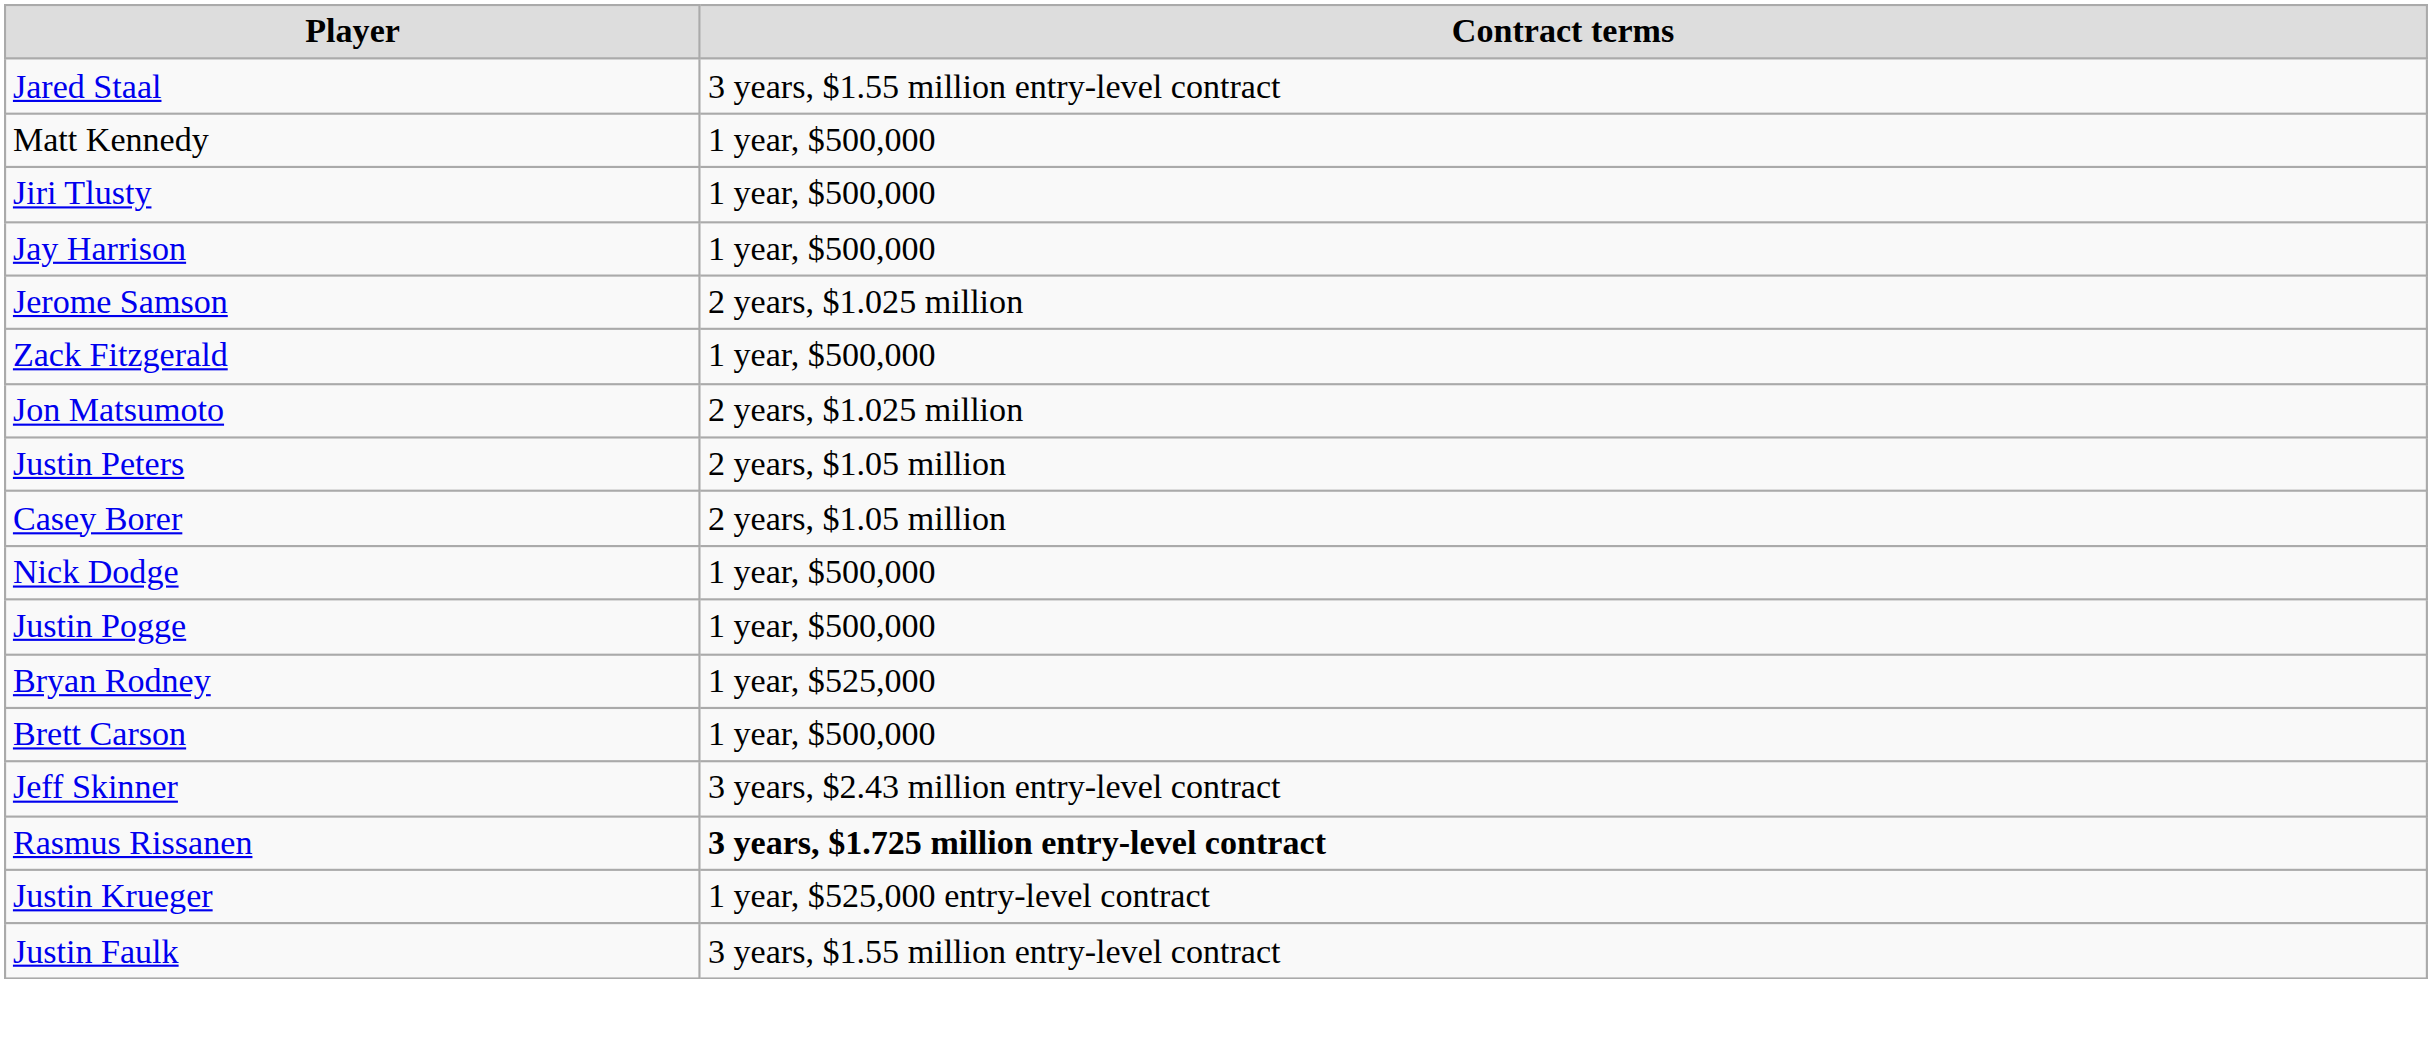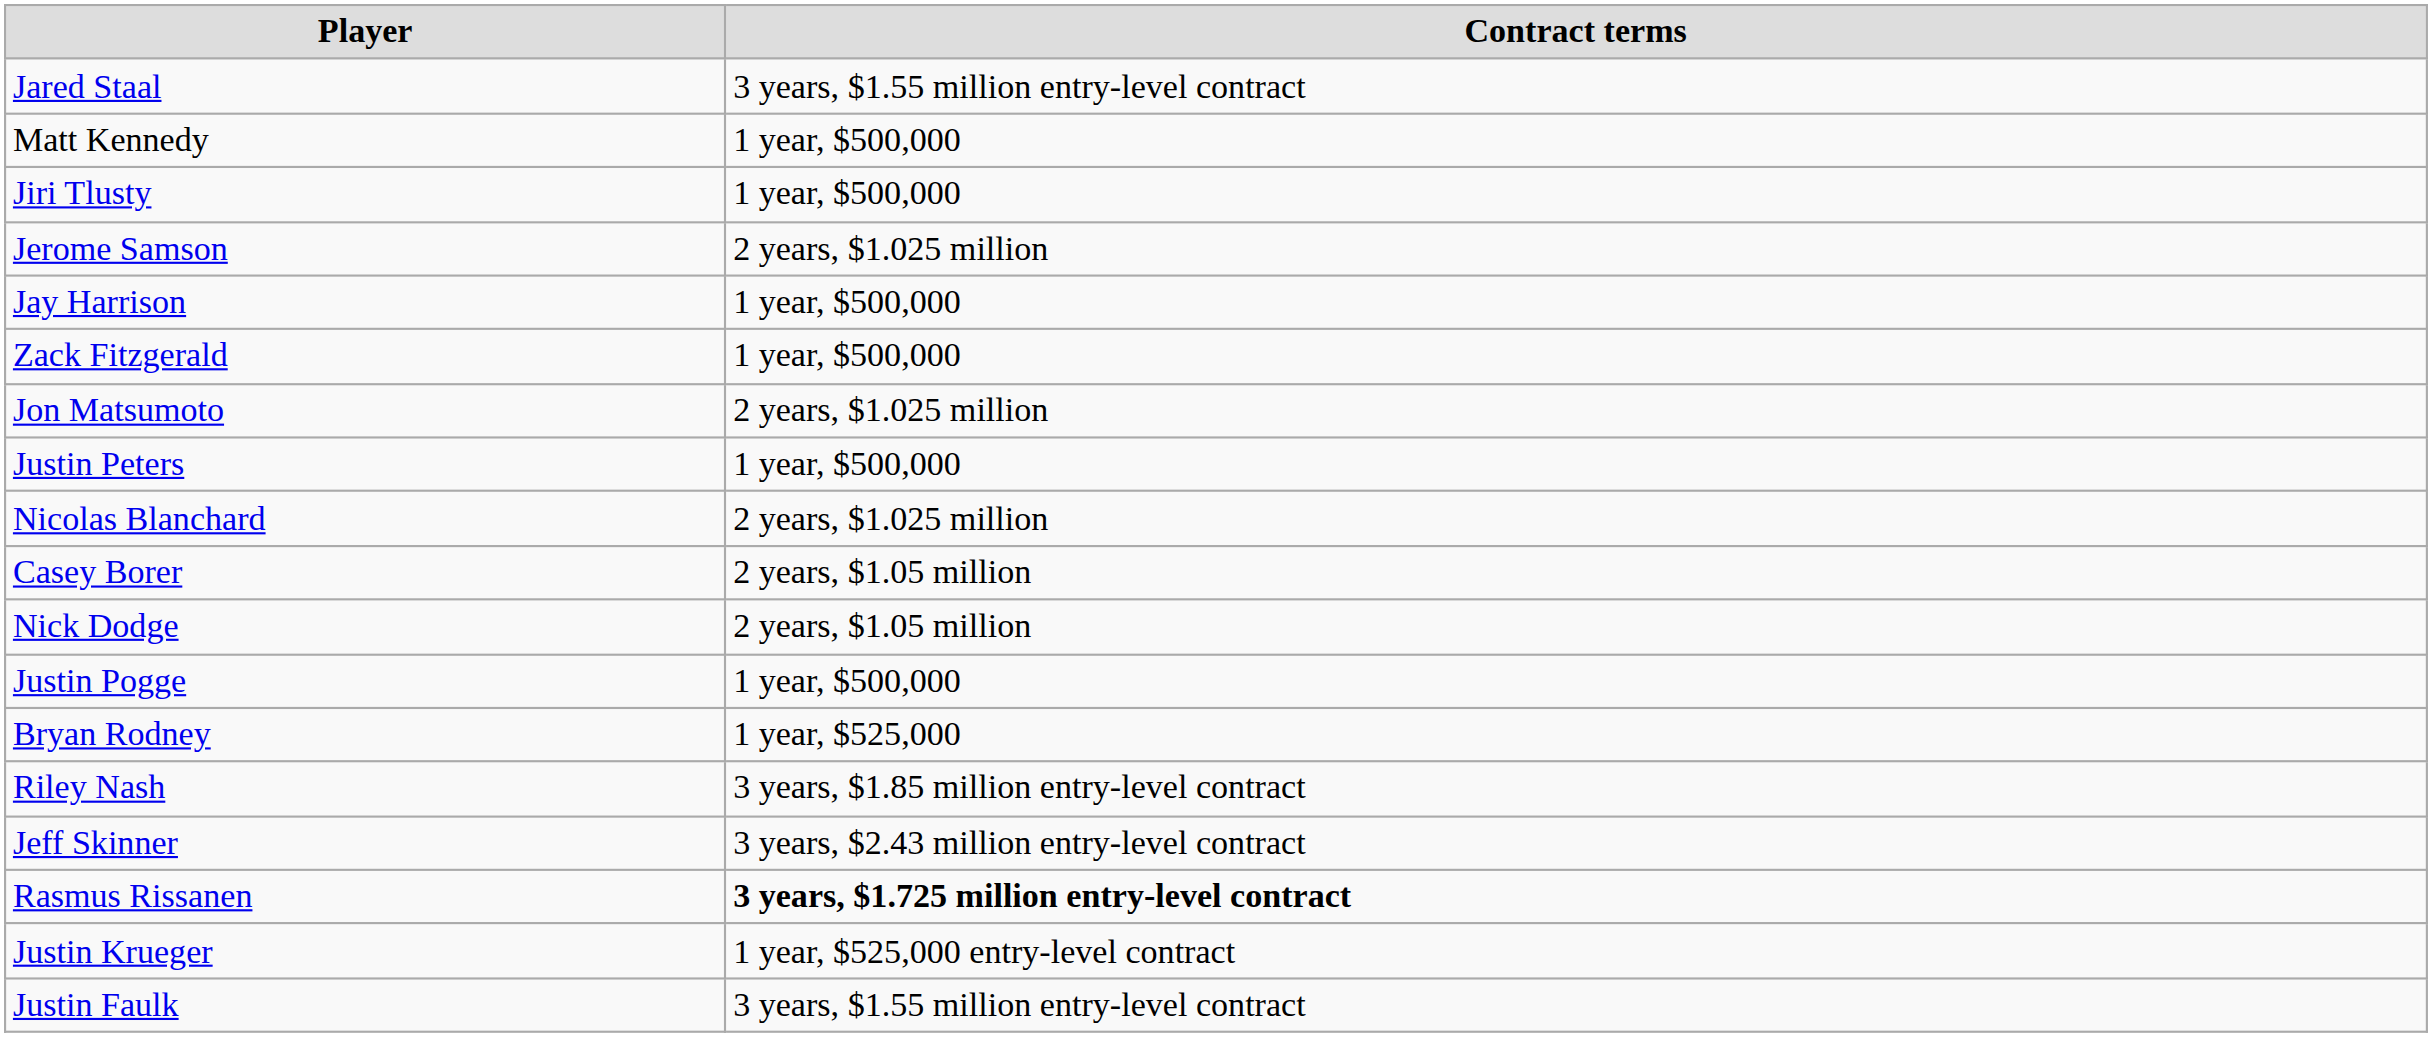rows swapped: (100, 247) <-> (120, 301)
(857, 463) 2 years, $1.05 million -> (847, 463) 1 year, $500,000
+ row: (139, 517)
(822, 572) 1 year, $500,000 -> (882, 626) 2 years, $1.05 million
+ row: (89, 788)
- row: (100, 734)
